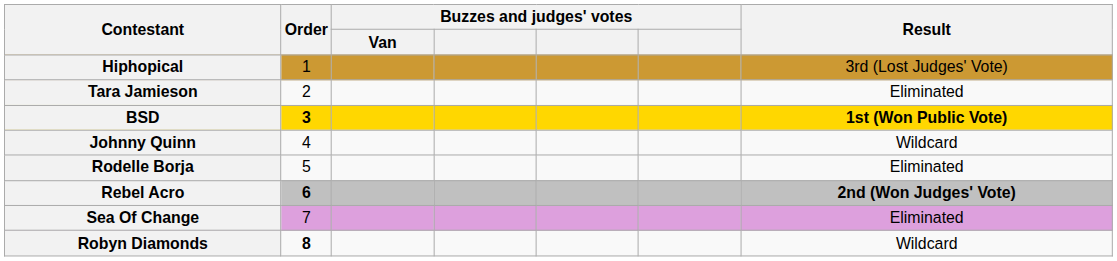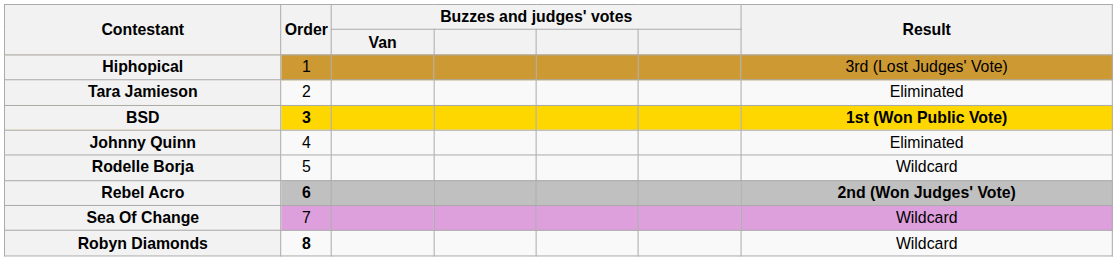(927, 142) Wildcard -> (927, 142) Eliminated
(927, 167) Eliminated -> (927, 167) Wildcard
(927, 218) Eliminated -> (927, 218) Wildcard
